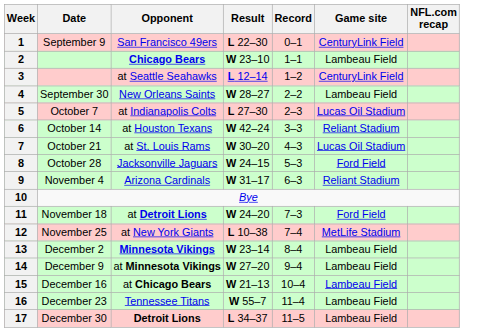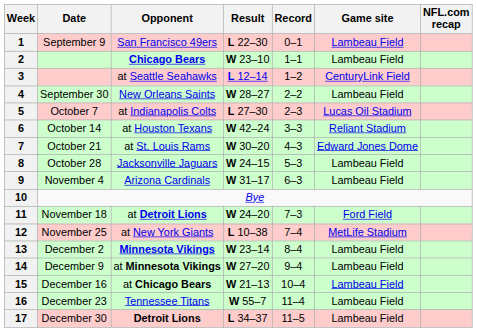(361, 42) CenturyLink Field -> (367, 42) Lambeau Field
(361, 146) Lucas Oil Stadium -> (367, 146) Edward Jones Dome
(361, 163) Ford Field -> (367, 163) Lambeau Field
(361, 180) Reliant Stadium -> (367, 180) Lambeau Field
